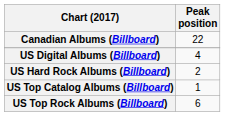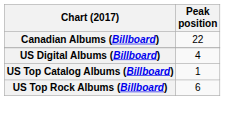- row: (90, 71)
